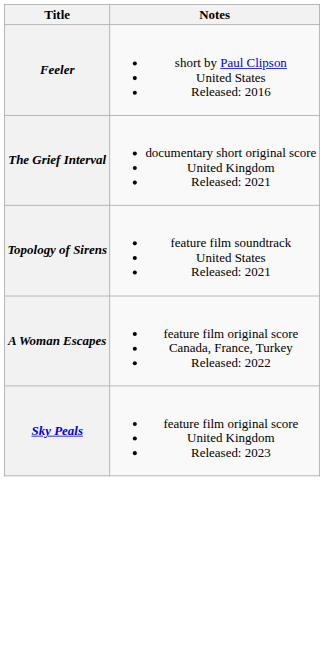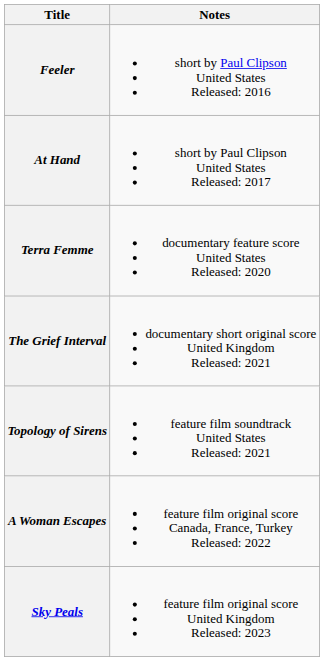+ row: (57, 160)
+ row: (57, 250)
